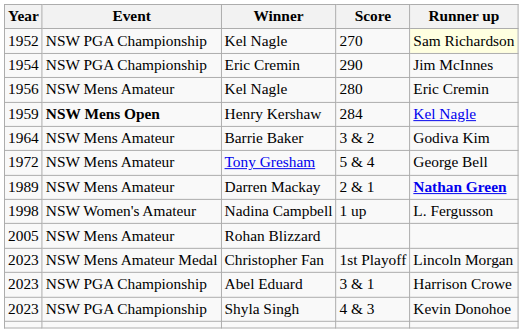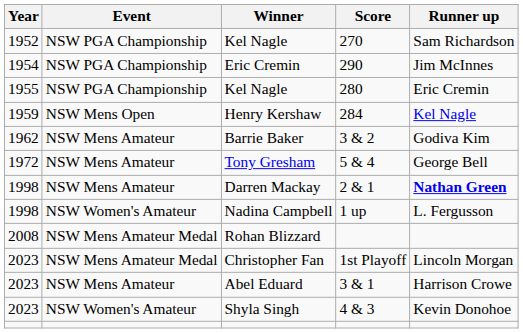(464, 41) lightyellow background -> (464, 41) no background
(23, 89) 1956 -> (23, 89) 1955
(110, 89) NSW Mens Amateur -> (126, 89) NSW PGA Championship
(103, 114) bold -> (100, 114) normal
(23, 138) 1964 -> (23, 138) 1962
(23, 187) 1989 -> (23, 187) 1998
(23, 235) 2005 -> (23, 235) 2008
(110, 235) NSW Mens Amateur -> (132, 235) NSW Mens Amateur Medal
(126, 284) NSW PGA Championship -> (110, 284) NSW Mens Amateur
(126, 308) NSW PGA Championship -> (121, 308) NSW Women's Amateur
